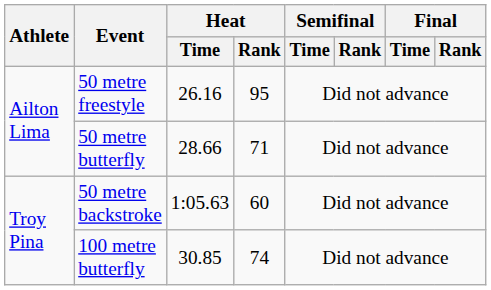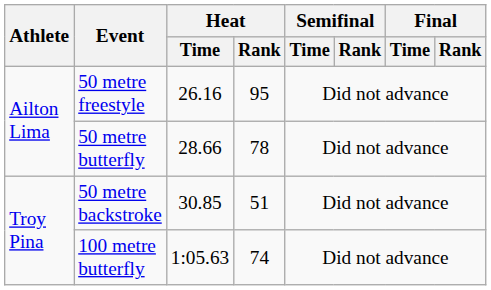(259, 148) 71 -> (259, 148) 78
(200, 203) 1:05.63 -> (200, 203) 30.85
(259, 203) 60 -> (259, 203) 51
(200, 257) 30.85 -> (200, 257) 1:05.63
